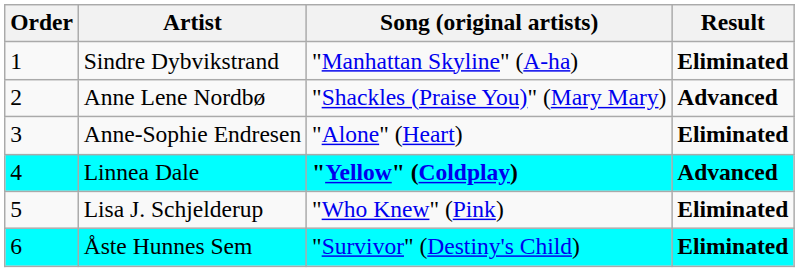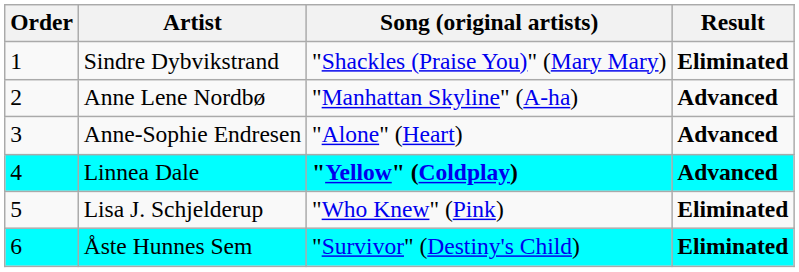(445, 60) "Manhattan Skyline" (A-ha) -> (489, 60) "Shackles (Praise You)" (Mary Mary)
(489, 97) "Shackles (Praise You)" (Mary Mary) -> (445, 97) "Manhattan Skyline" (A-ha)
(733, 135) Eliminated -> (728, 135) Advanced
